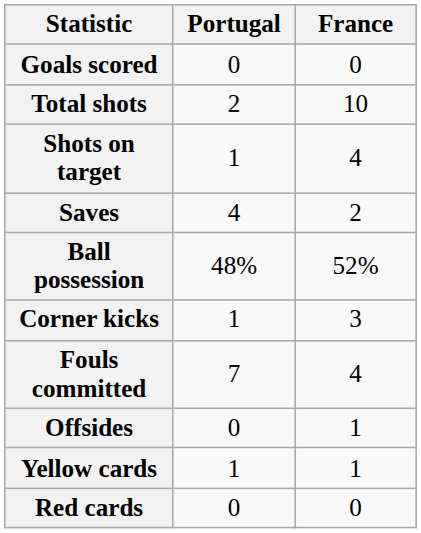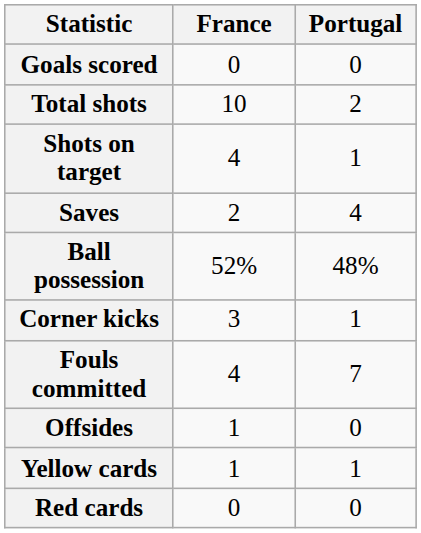columns swapped: (234, 24) <-> (356, 24)
